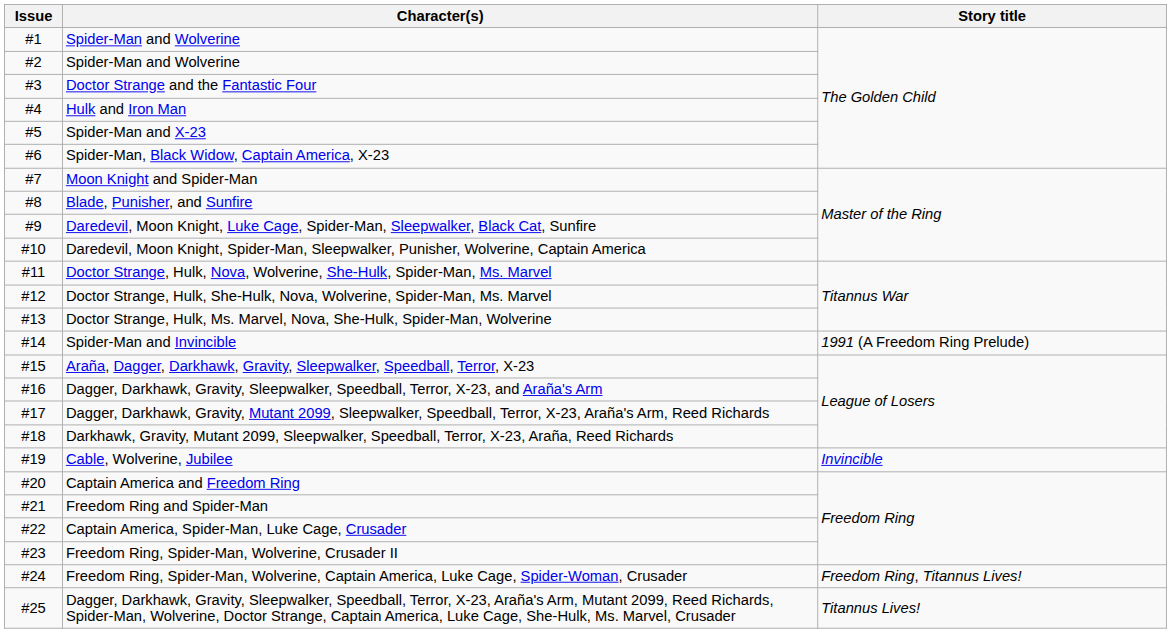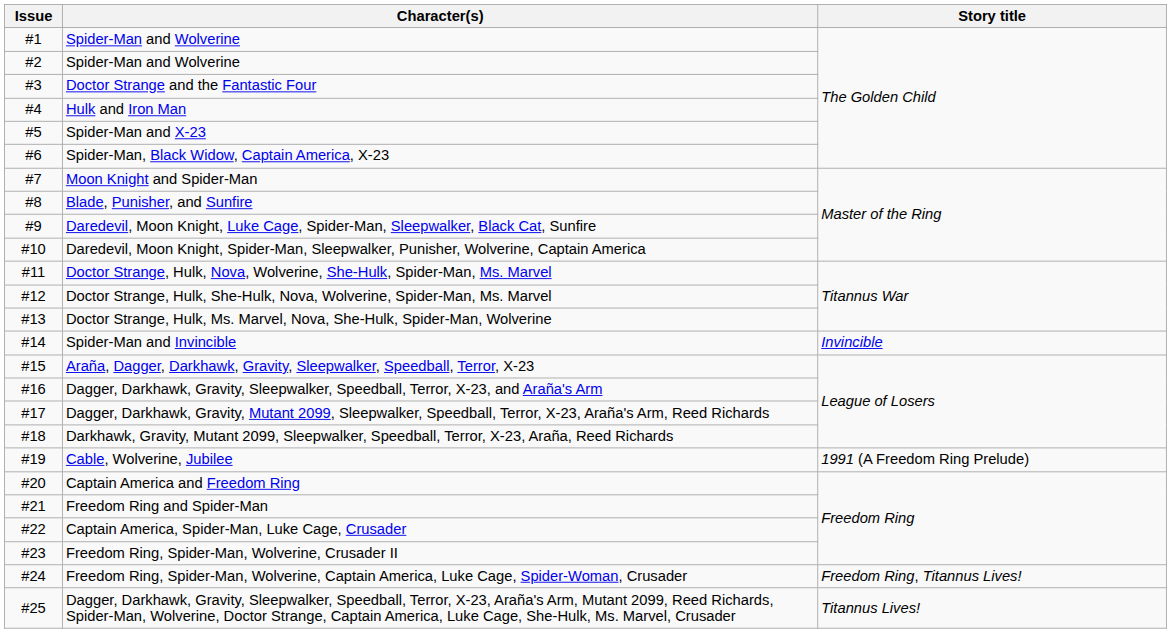(925, 343) 1991 (A Freedom Ring Prelude) -> (852, 343) Invincible
(852, 459) Invincible -> (925, 459) 1991 (A Freedom Ring Prelude)
